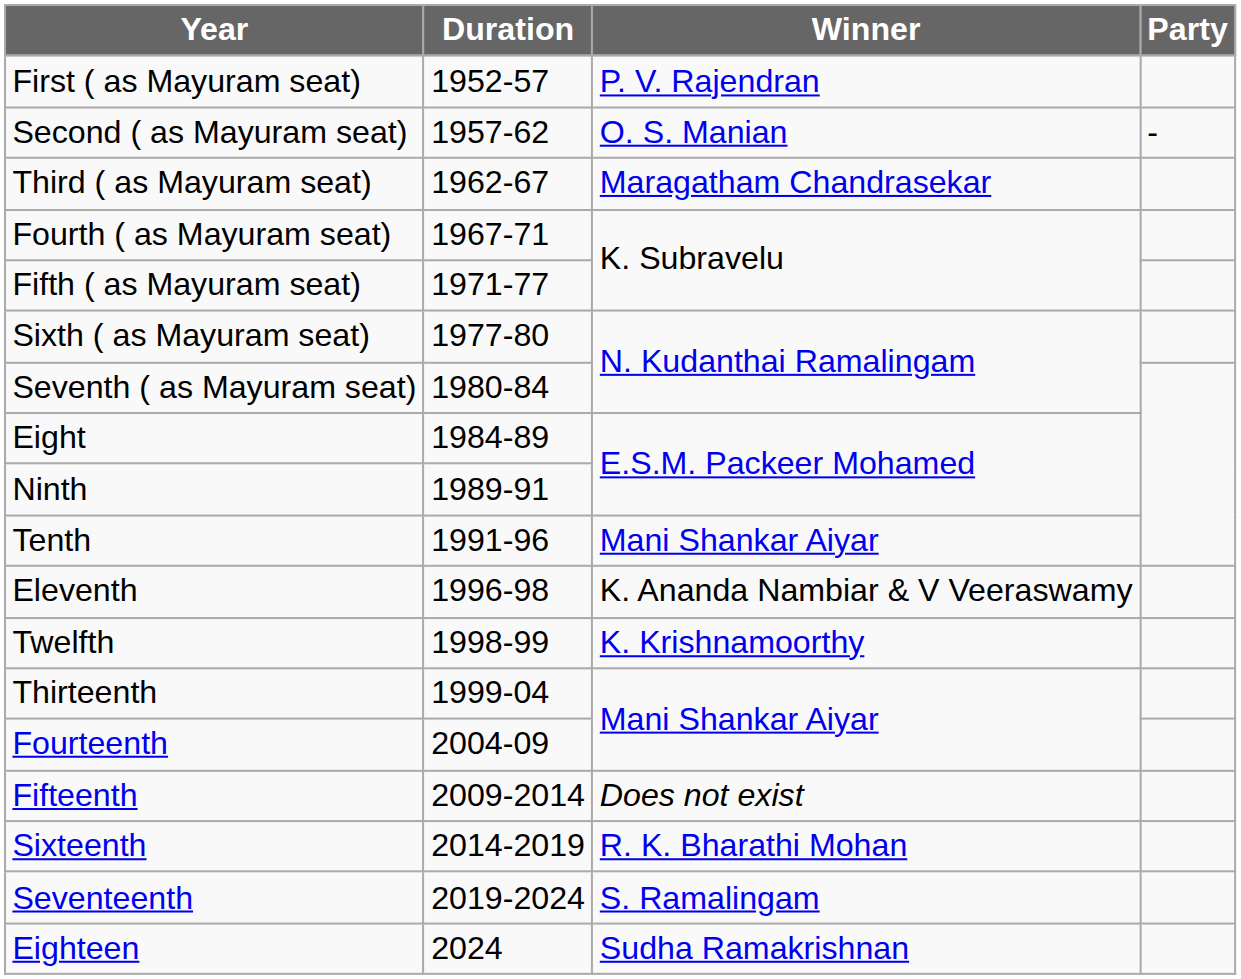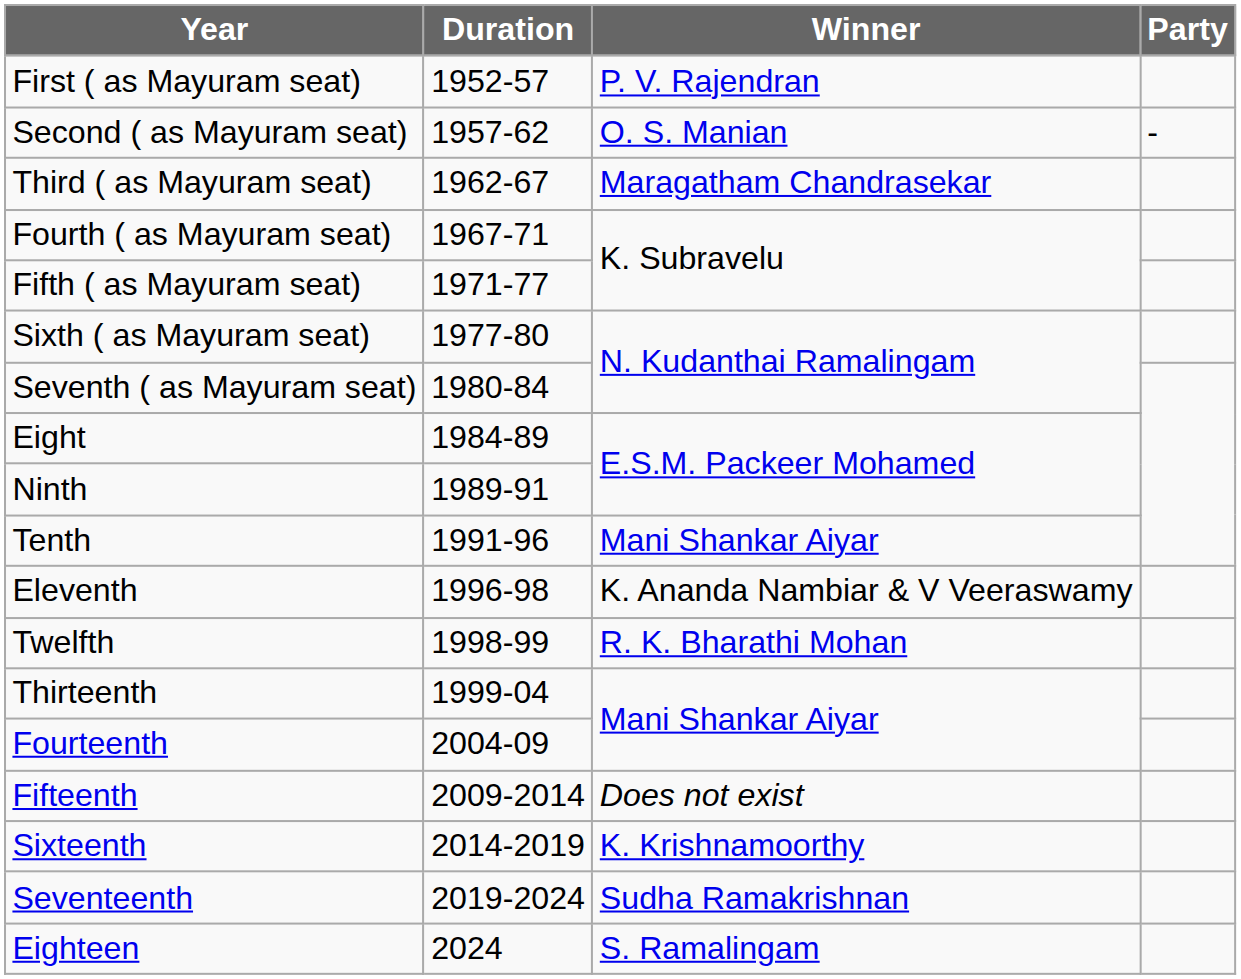(732, 642) K. Krishnamoorthy -> (754, 642) R. K. Bharathi Mohan
(754, 846) R. K. Bharathi Mohan -> (732, 846) K. Krishnamoorthy
(710, 897) S. Ramalingam -> (754, 897) Sudha Ramakrishnan
(754, 948) Sudha Ramakrishnan -> (710, 948) S. Ramalingam
